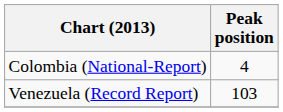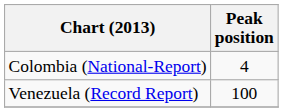(244, 93) 103 -> (244, 93) 100
